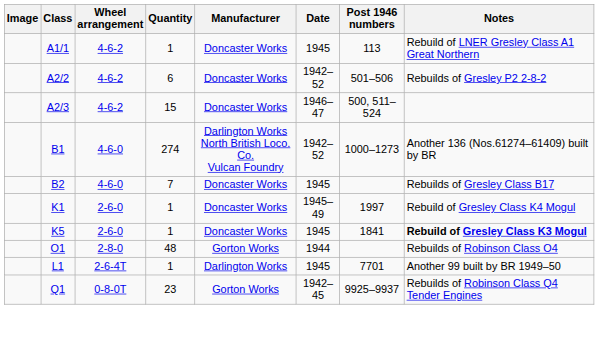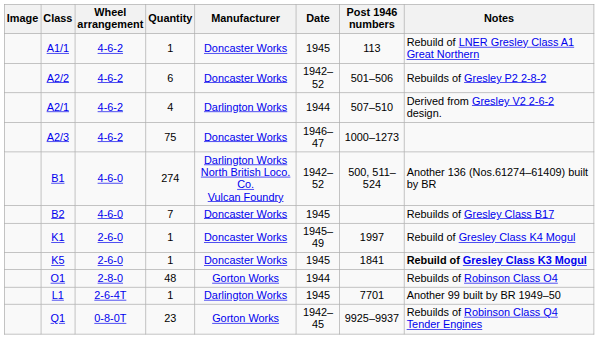+ row: (58, 107)
(170, 107) 15 -> (170, 137) 75
(372, 107) 500, 511–524 -> (372, 137) 1000–1273
(372, 149) 1000–1273 -> (372, 178) 500, 511–524
